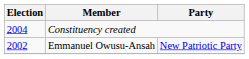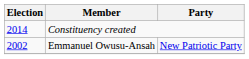(17, 29) 2004 -> (17, 29) 2014
